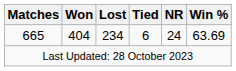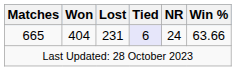(113, 35) 234 -> (113, 35) 231
(146, 35) no background -> (146, 35) lavender background
(209, 35) 63.69 -> (209, 35) 63.66
